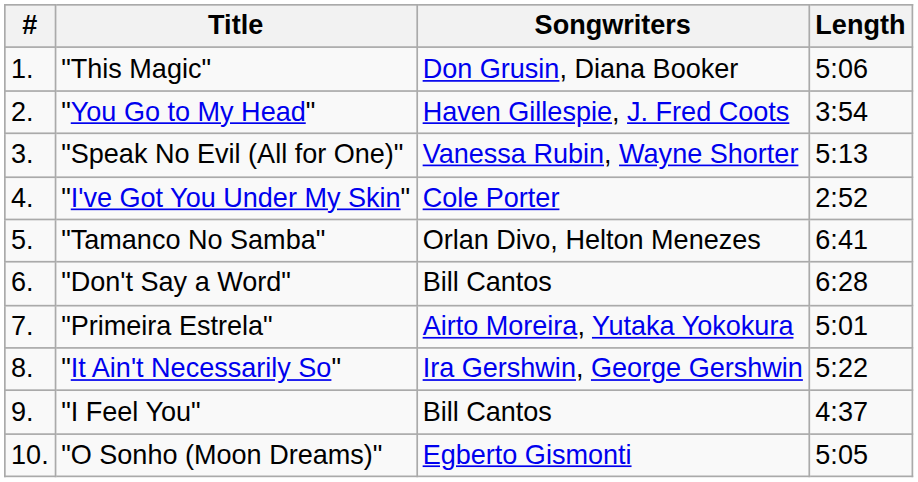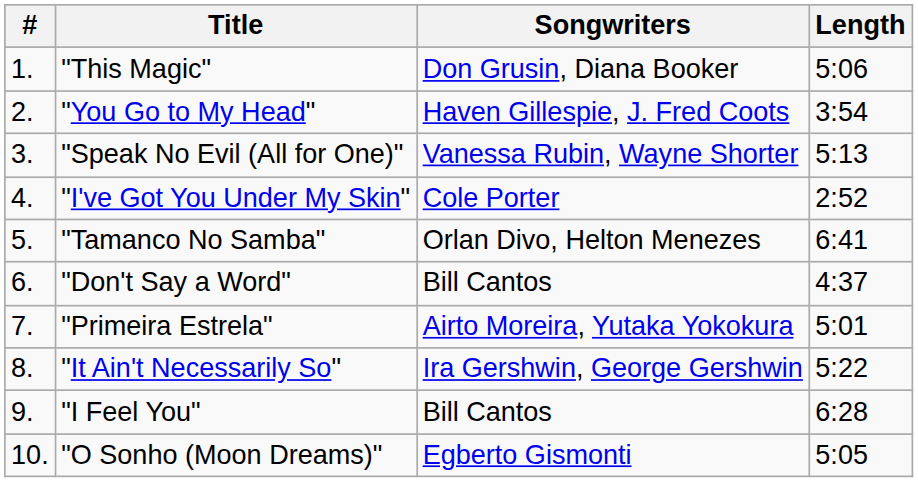(842, 283) 6:28 -> (842, 283) 4:37
(842, 411) 4:37 -> (842, 411) 6:28
